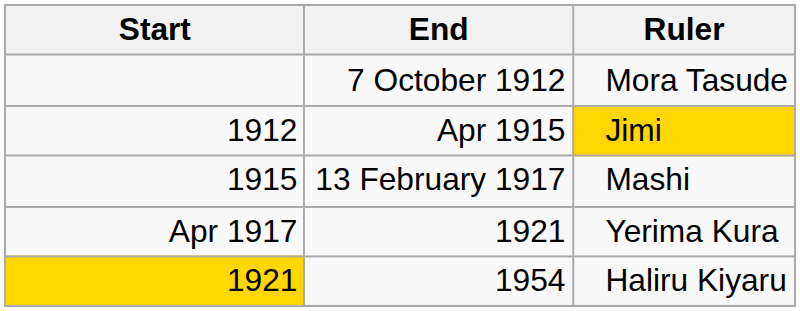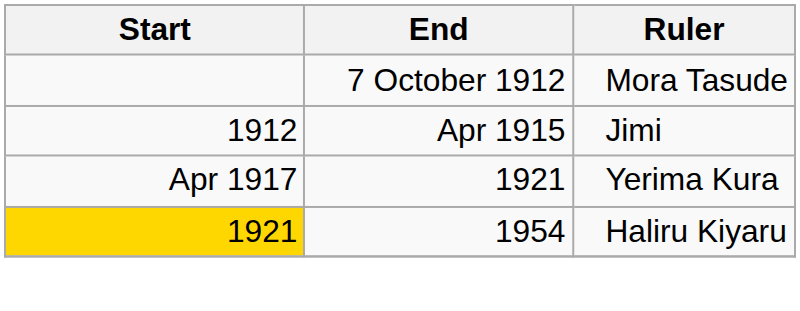(634, 130) gold background -> (634, 130) no background
- row: (440, 180)
